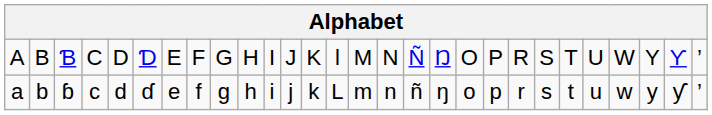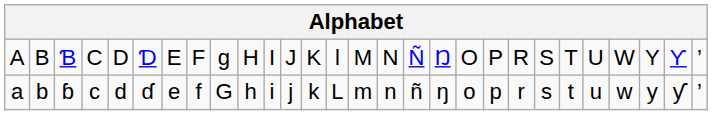(224, 57) G -> (224, 57) g
(224, 92) g -> (224, 92) G
